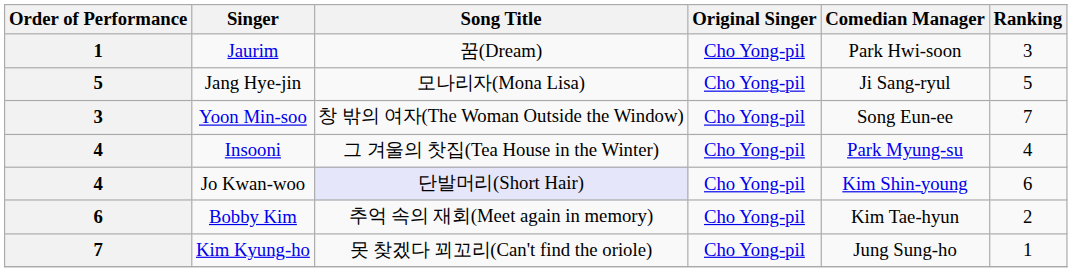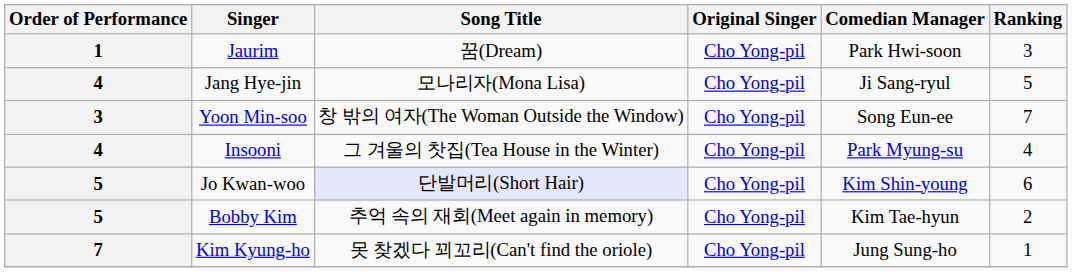(98, 83) 5 -> (98, 83) 4
(98, 183) 4 -> (98, 183) 5
(98, 216) 6 -> (98, 216) 5
